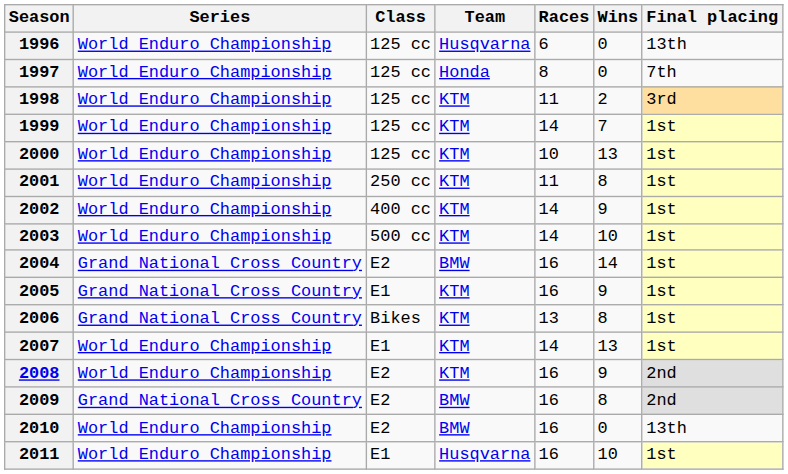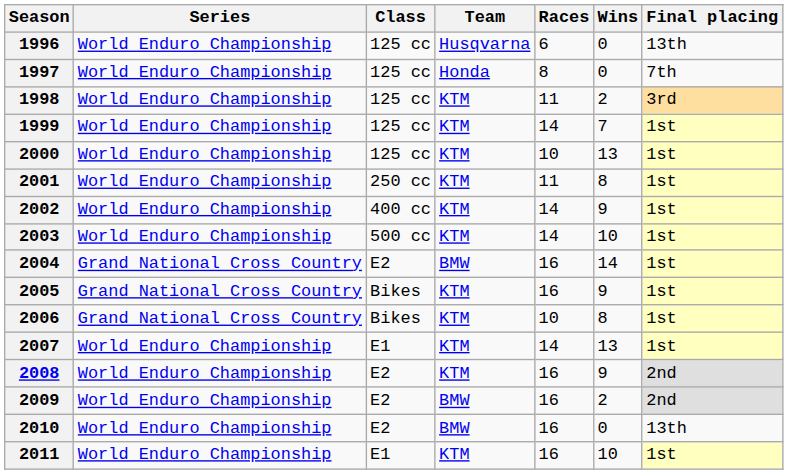(380, 292) E1 -> (395, 292) Bikes
(549, 319) 13 -> (549, 319) 10
(220, 401) Grand National Cross Country -> (205, 401) World Enduro Championship
(603, 401) 8 -> (603, 401) 2
(485, 456) Husqvarna -> (454, 456) KTM
